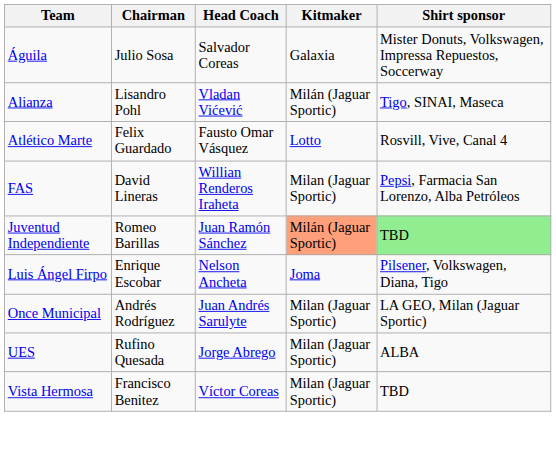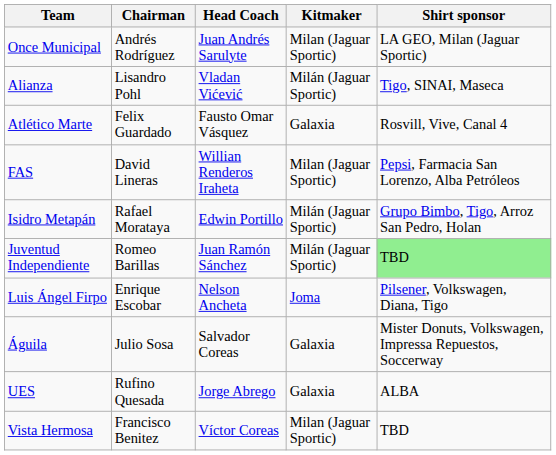rows swapped: (27, 54) <-> (54, 313)
(305, 141) Lotto -> (312, 124) Galaxia
+ row: (52, 219)
(330, 235) lightsalmon background -> (330, 258) no background
(330, 352) Milan (Jaguar Sportic) -> (312, 391) Galaxia
